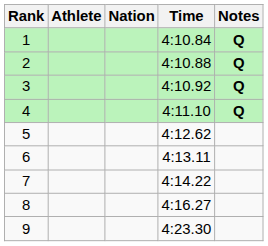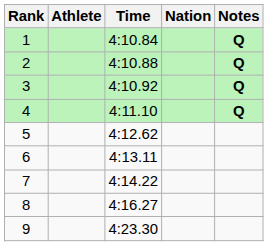columns swapped: (132, 16) <-> (186, 16)
